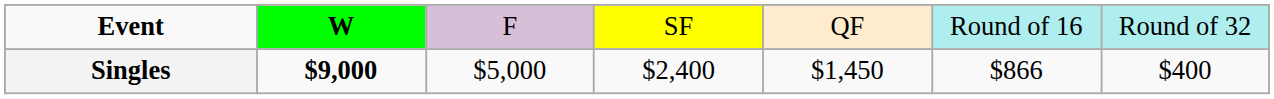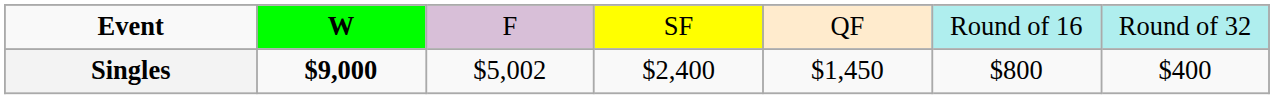(510, 70) $5,000 -> (510, 70) $5,002
(1016, 70) $866 -> (1016, 70) $800
